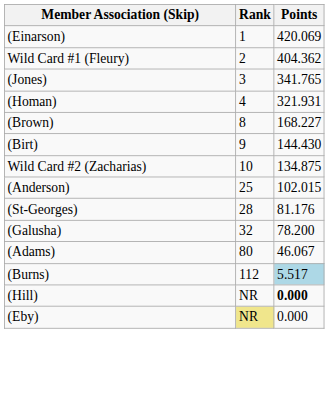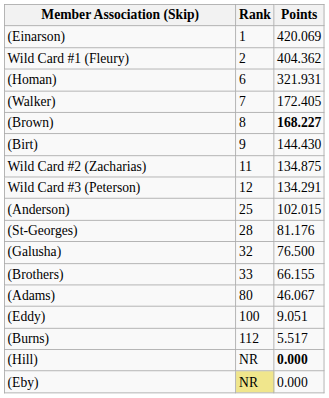- row: (27, 79)
(242, 101) 4 -> (242, 79) 6
+ row: (32, 101)
(299, 123) normal -> (299, 123) bold
(246, 166) 10 -> (246, 166) 11
+ row: (74, 187)
(296, 230) 78.200 -> (296, 252) 76.500
+ row: (36, 274)
+ row: (26, 317)
(292, 274) lightblue background -> (292, 338) no background
